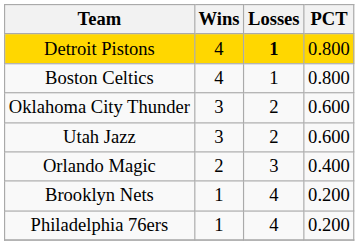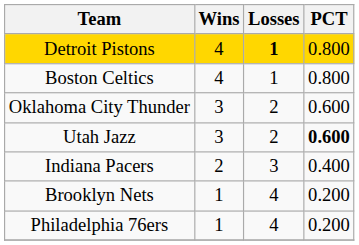(329, 136) normal -> (329, 136) bold
+ row: (99, 166)
- row: (99, 166)
